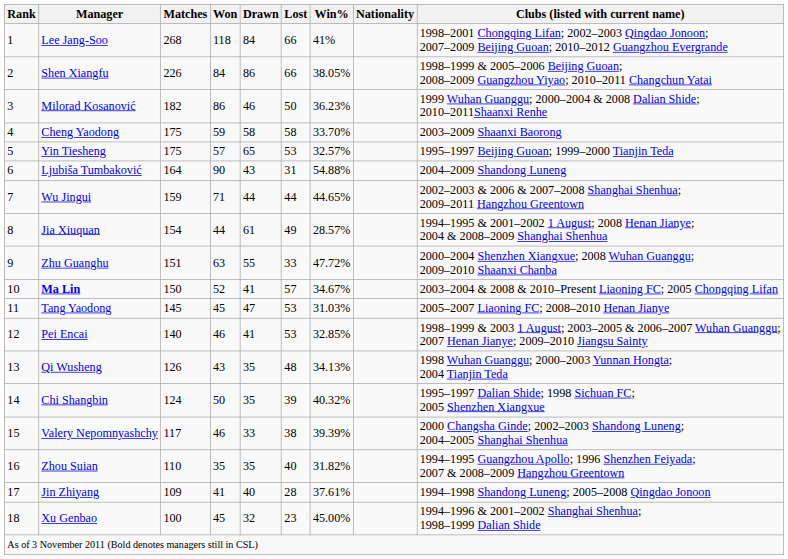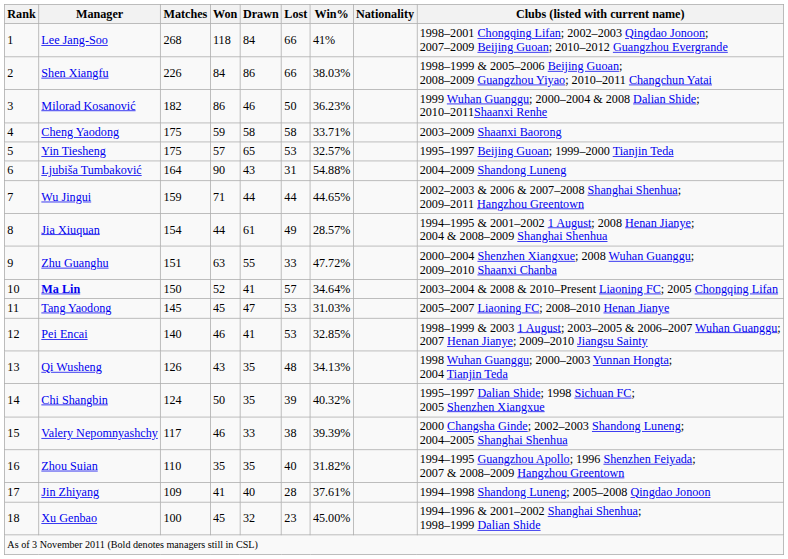(332, 73) 38.05% -> (332, 73) 38.03%
(332, 132) 33.70% -> (332, 132) 33.71%
(332, 289) 34.67% -> (332, 289) 34.64%
